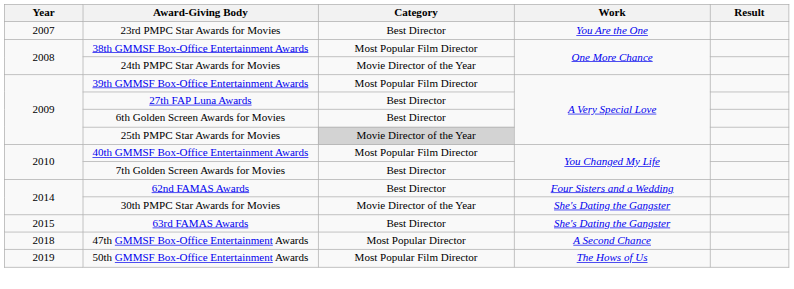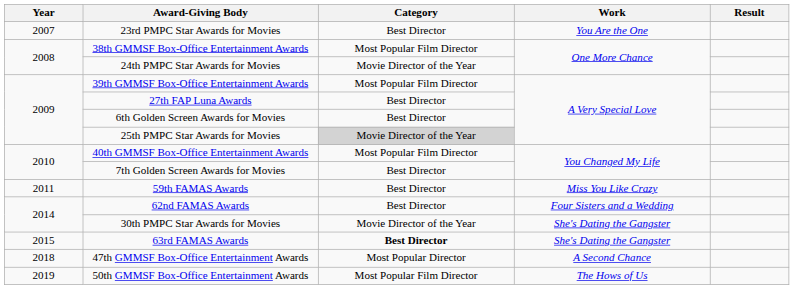+ row: (200, 188)
(416, 223) normal -> (416, 240) bold
